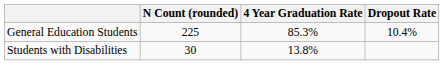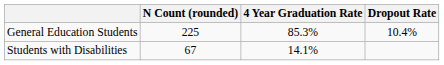(190, 50) 30 -> (190, 50) 67
(303, 50) 13.8% -> (303, 50) 14.1%
